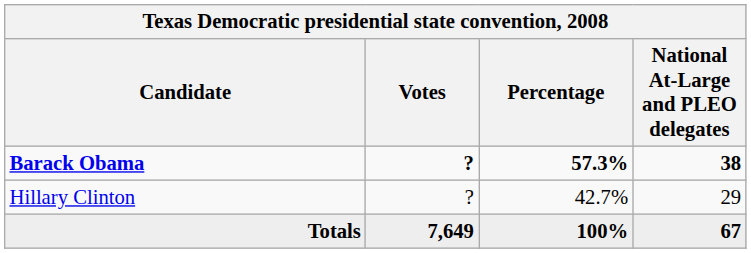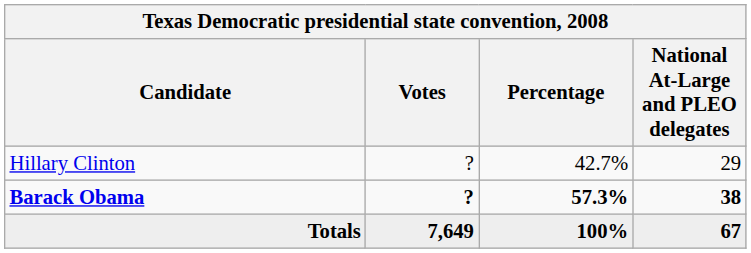rows swapped: (77, 163) <-> (72, 197)
